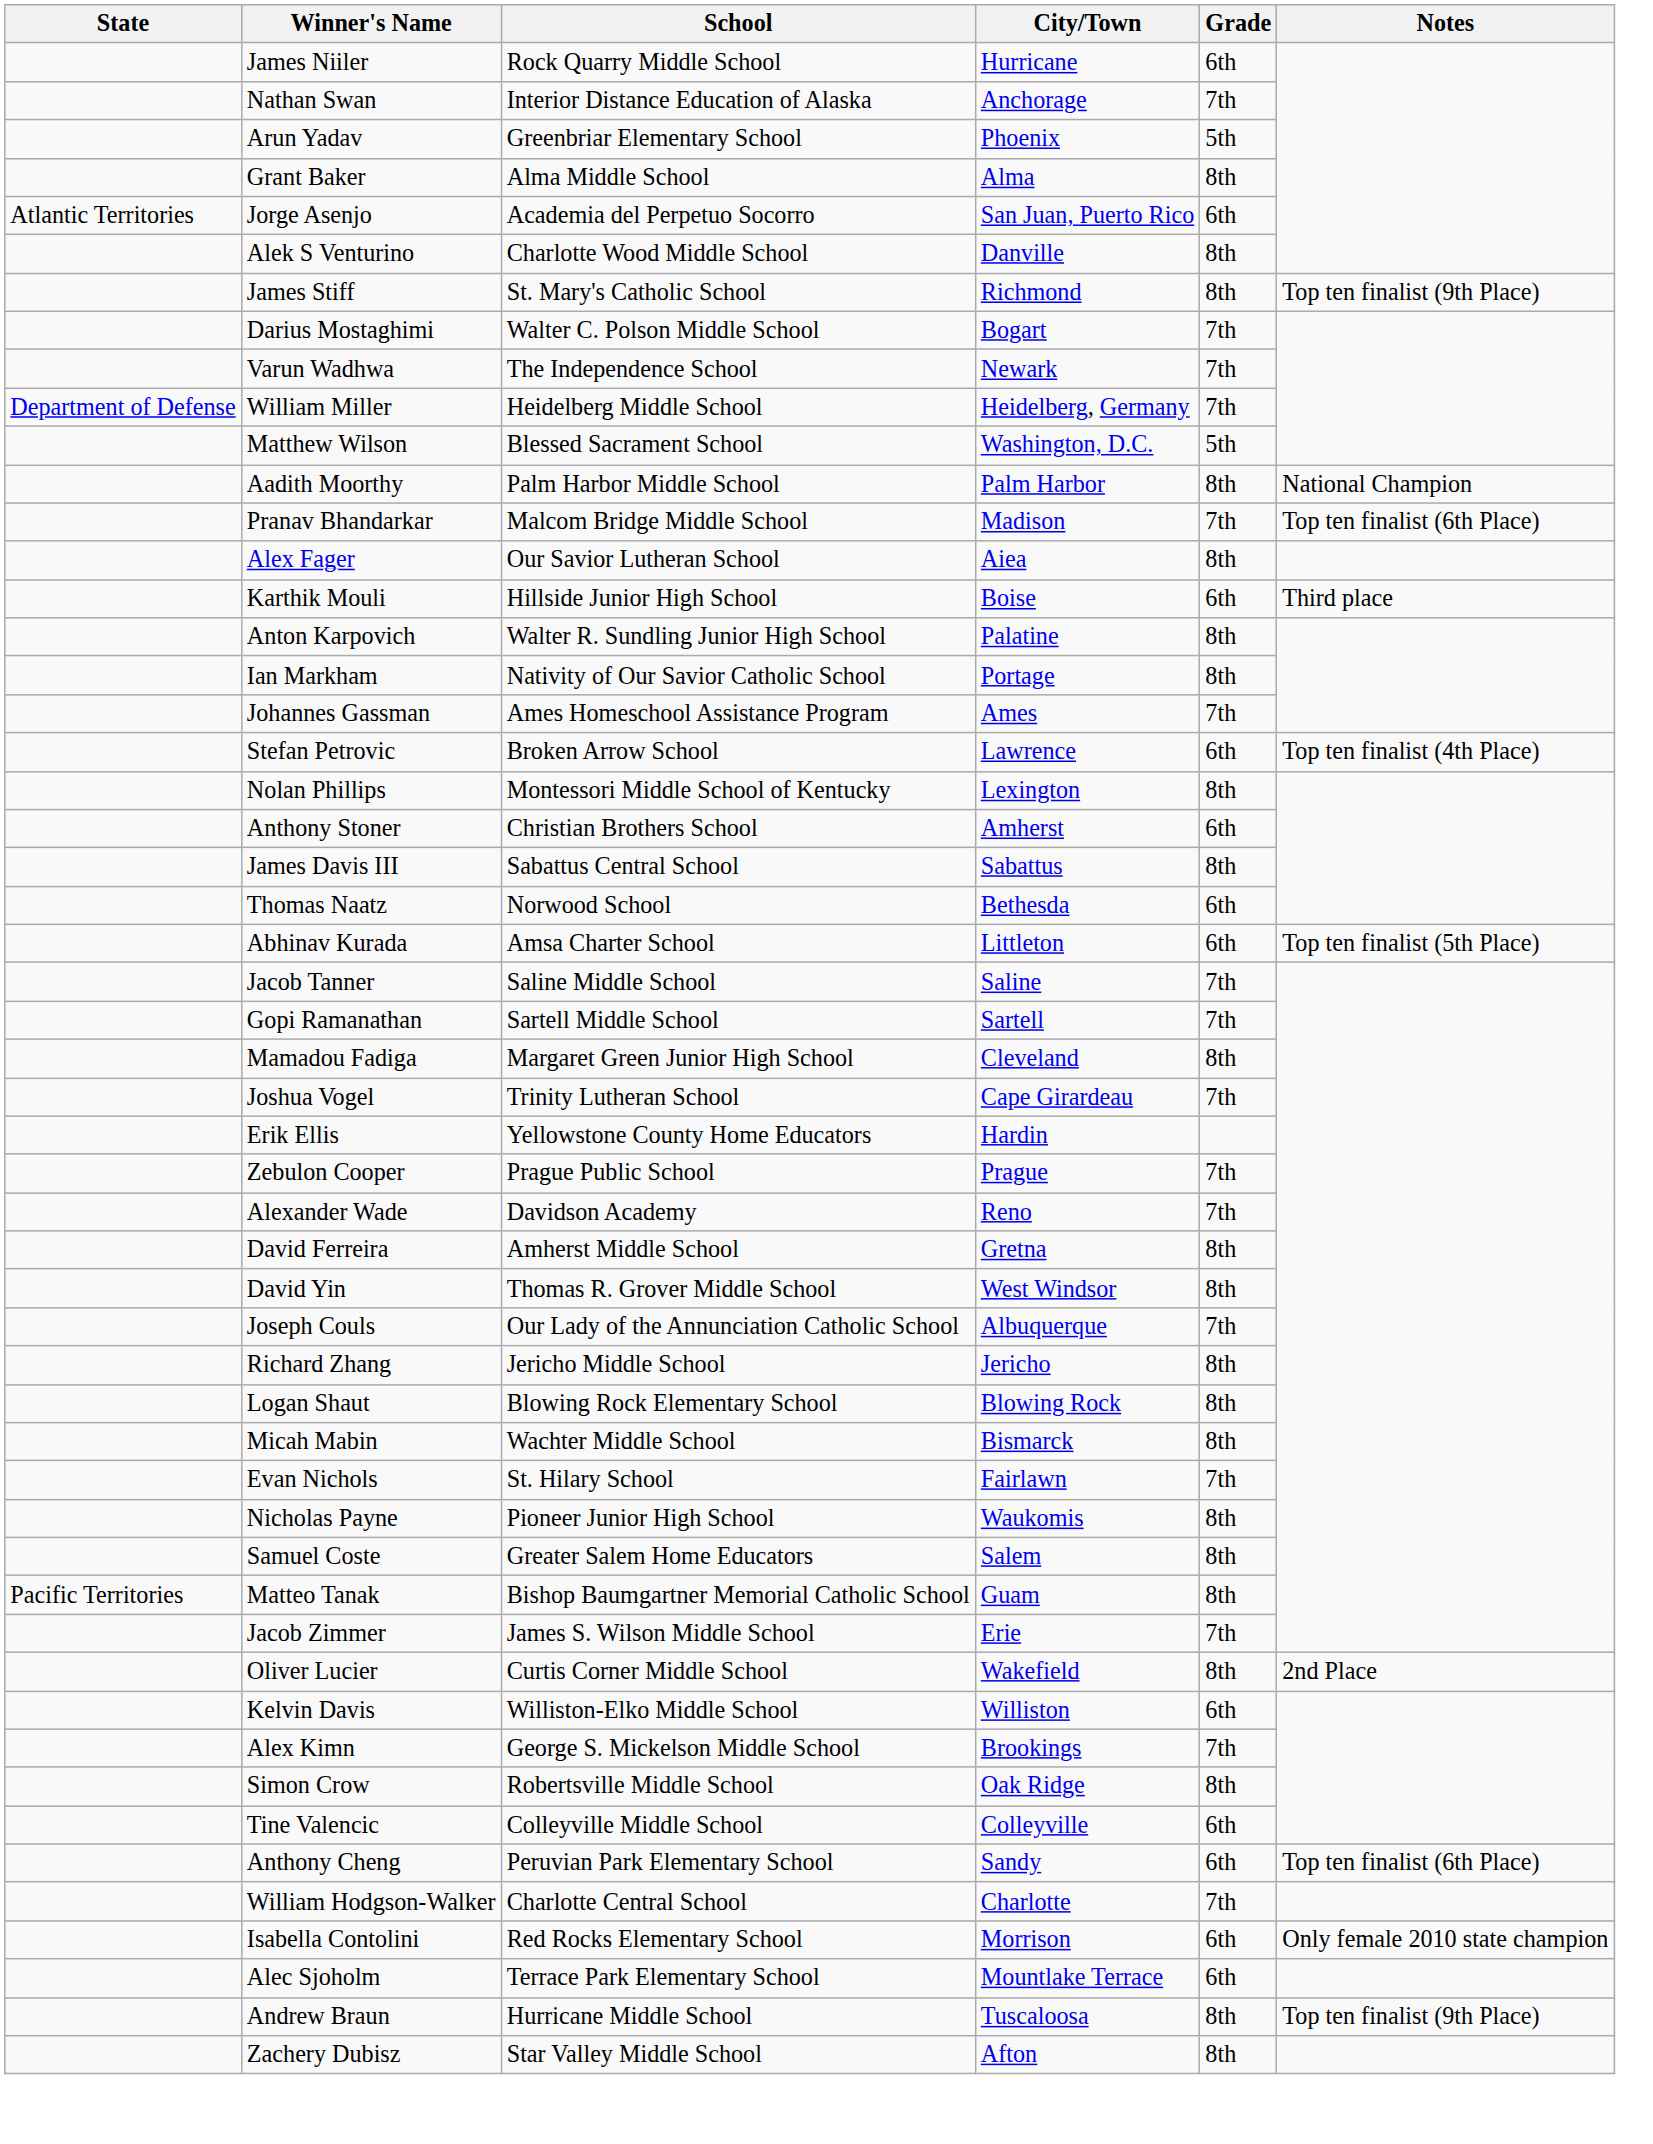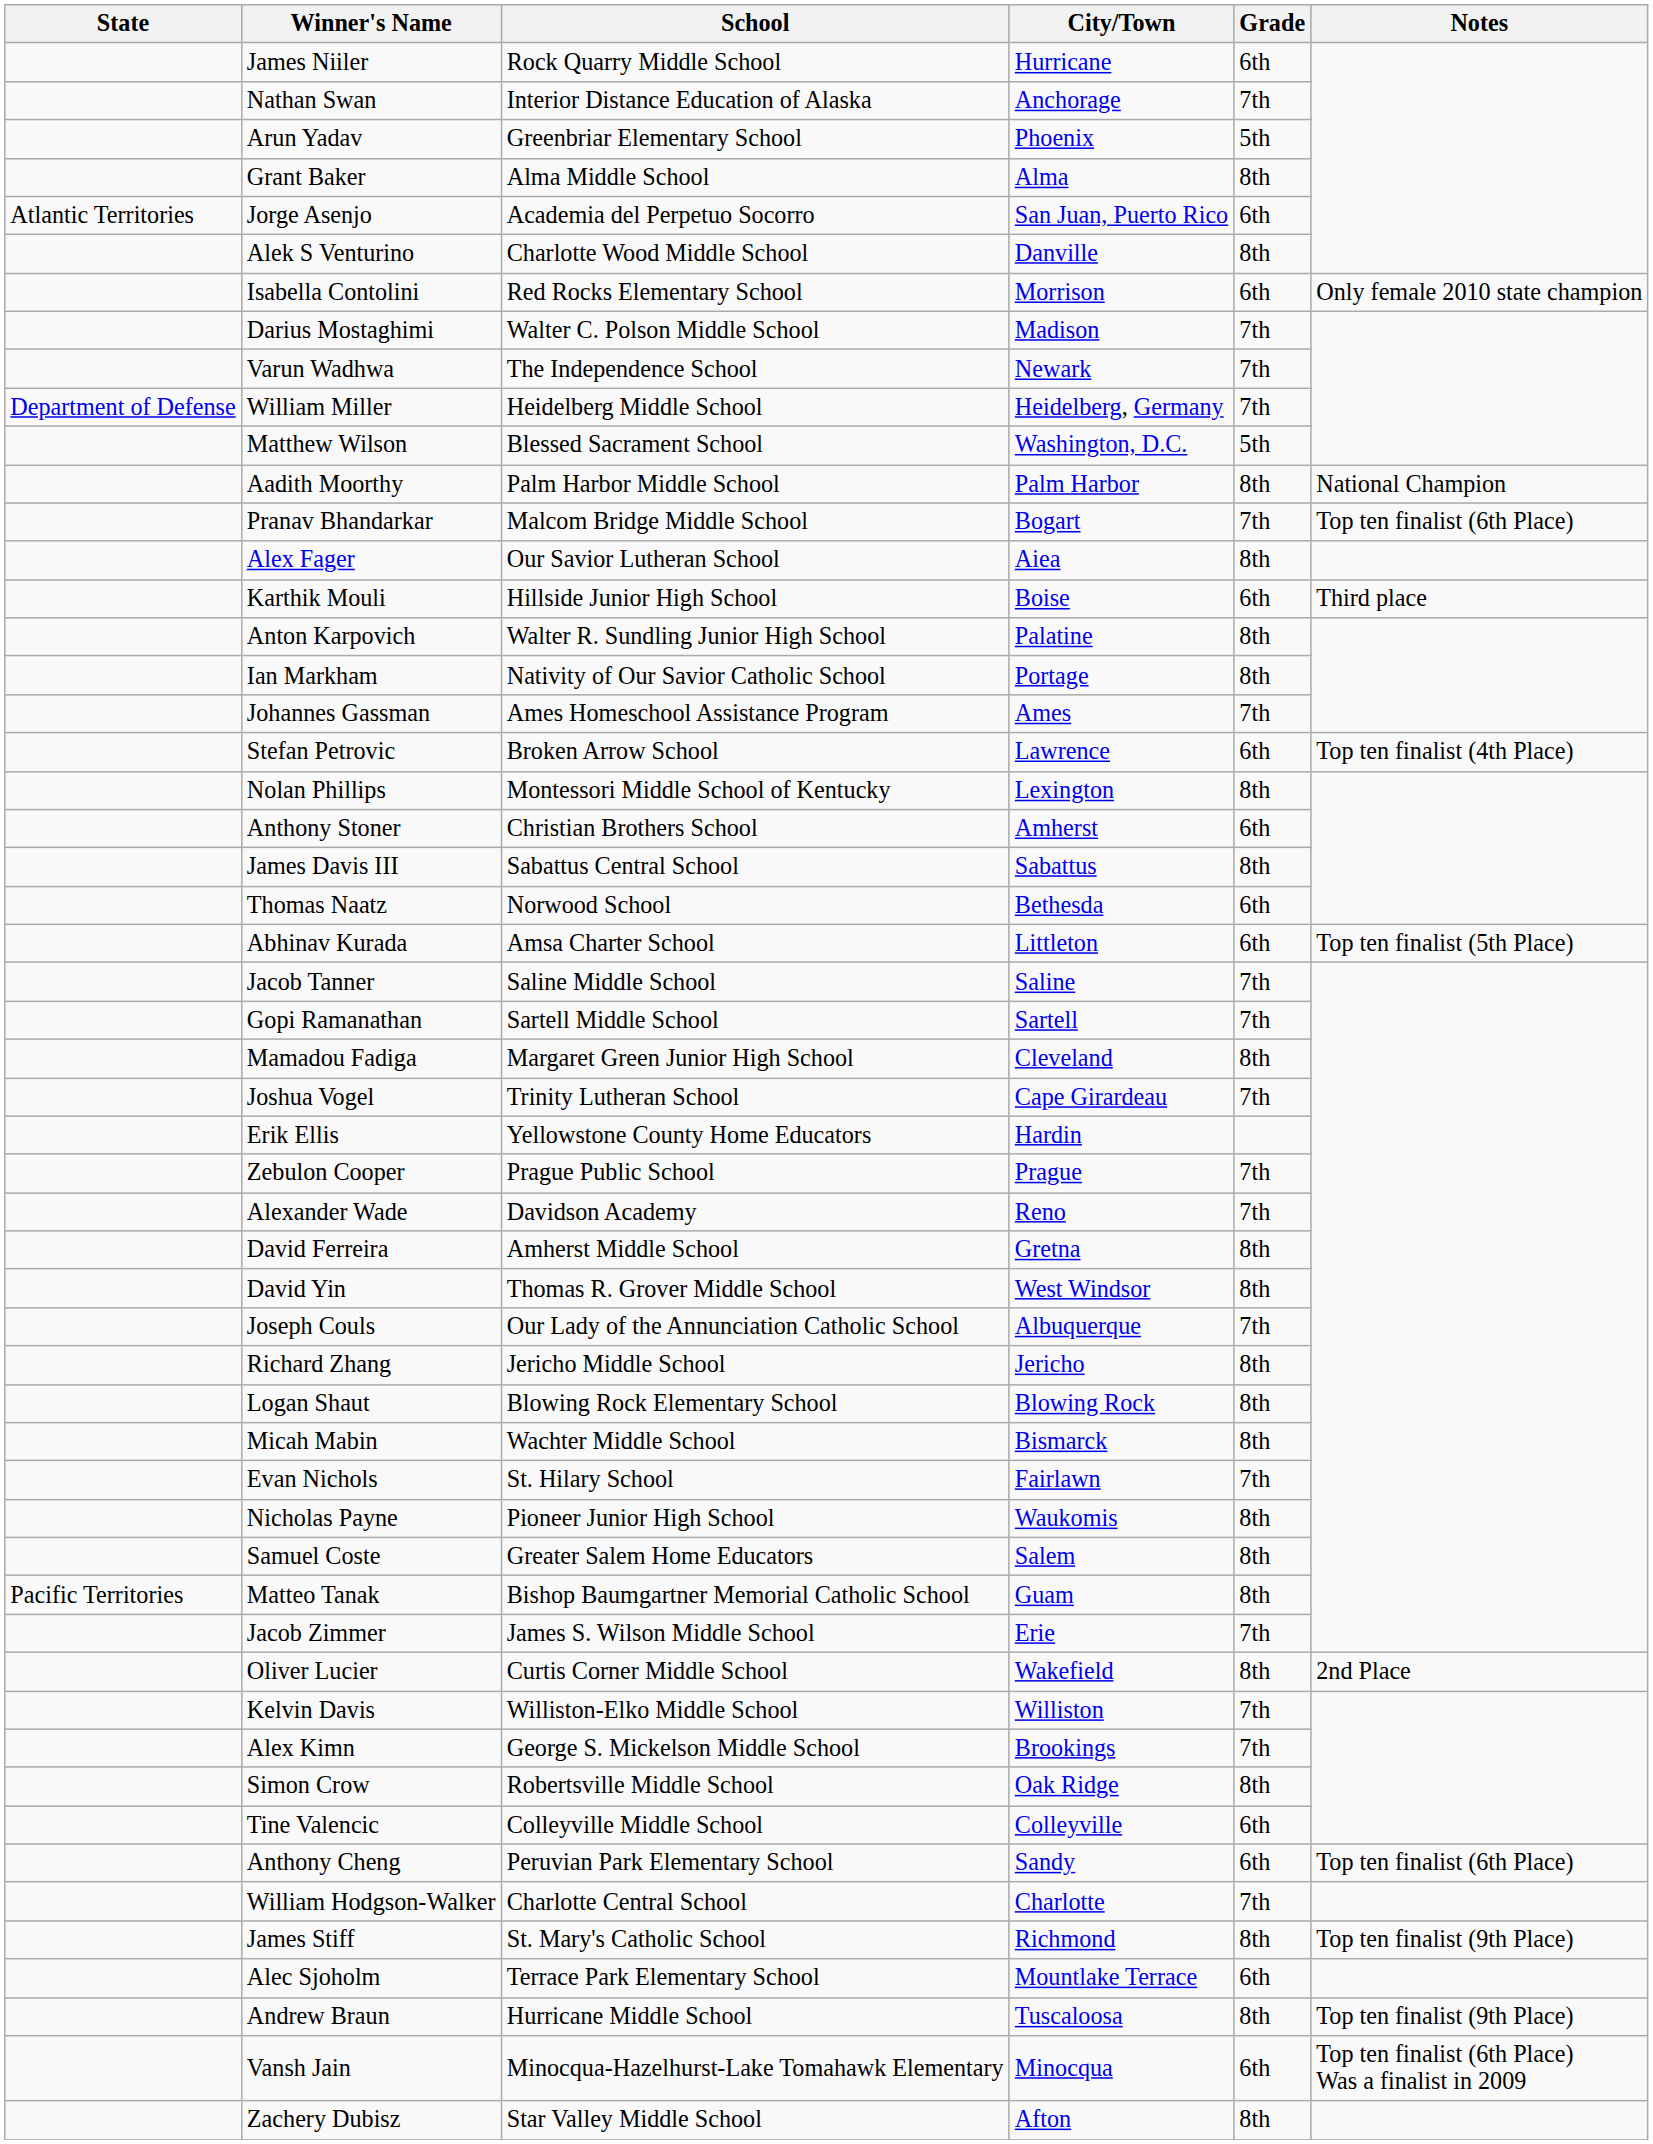rows swapped: (333, 1939) <-> (301, 291)
(1014, 330) Bogart -> (1057, 330) Madison
(1023, 521) Madison -> (1048, 521) Bogart
(1221, 1709) 6th -> (1255, 1709) 7th
+ row: (299, 2068)
